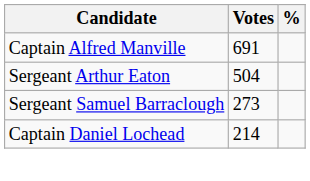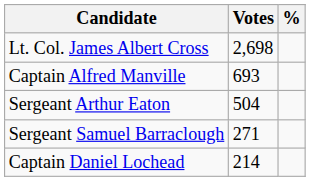+ row: (109, 47)
(246, 47) 691 -> (246, 76) 693
(246, 104) 273 -> (246, 133) 271
